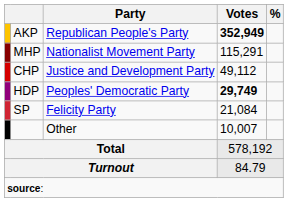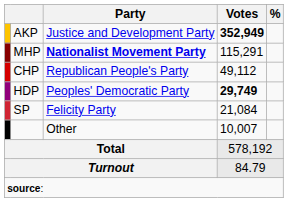(117, 33) Republican People's Party -> (130, 33) Justice and Development Party
(121, 52) normal -> (126, 52) bold
(130, 71) Justice and Development Party -> (117, 71) Republican People's Party
